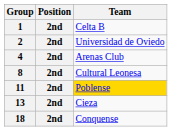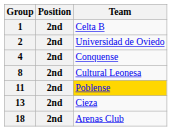(100, 57) Arenas Club -> (97, 57) Conquense
(97, 118) Conquense -> (100, 118) Arenas Club
